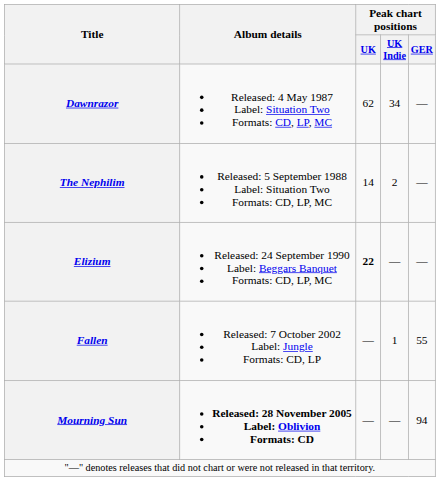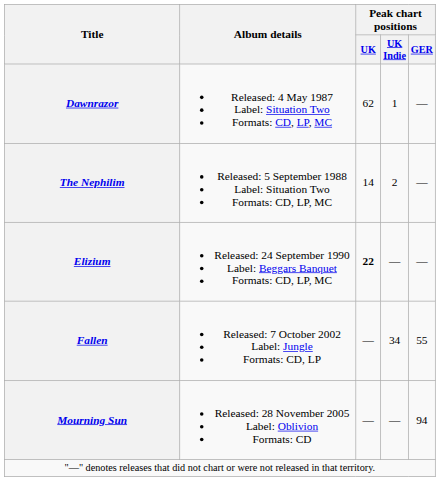(395, 103) 34 -> (395, 103) 1
(395, 340) 1 -> (395, 340) 34
(268, 426) bold -> (268, 426) normal
